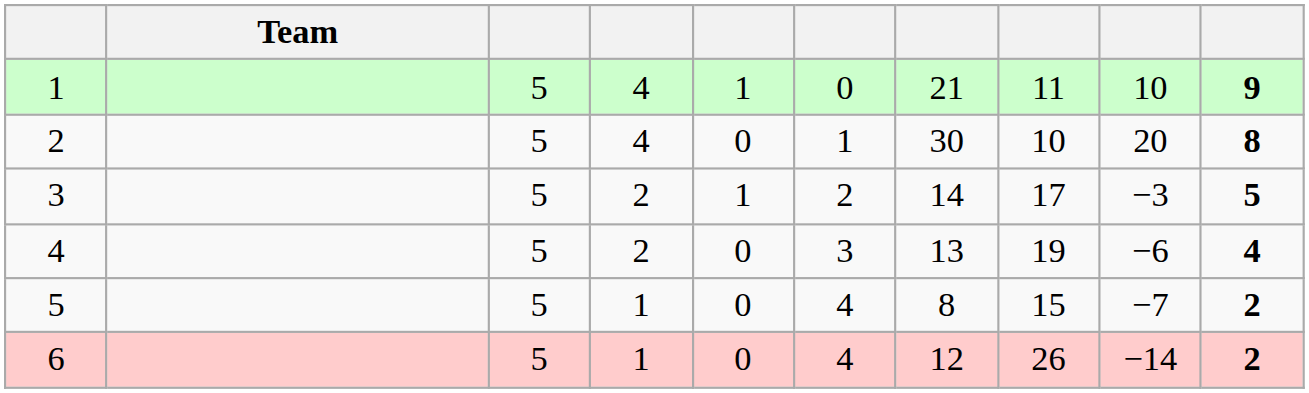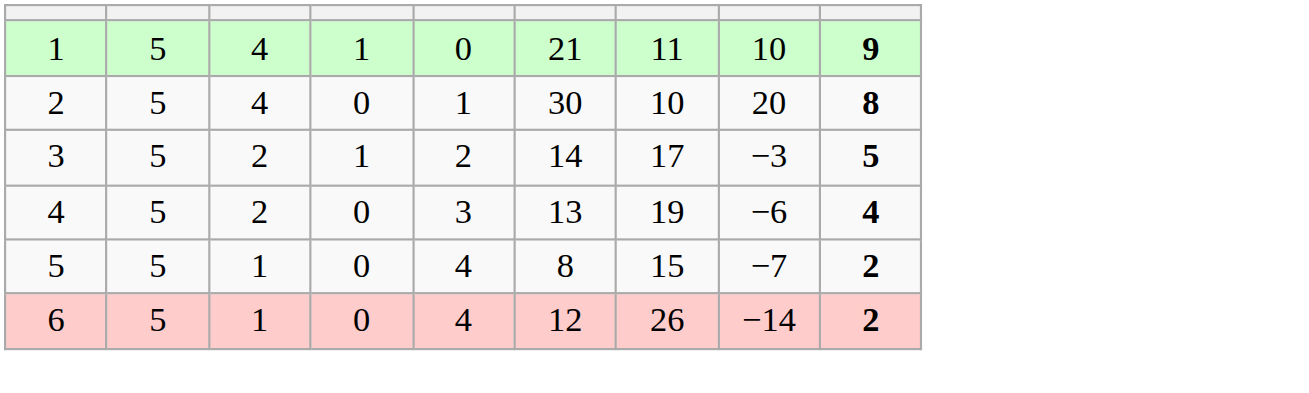- column: (298, 31)
